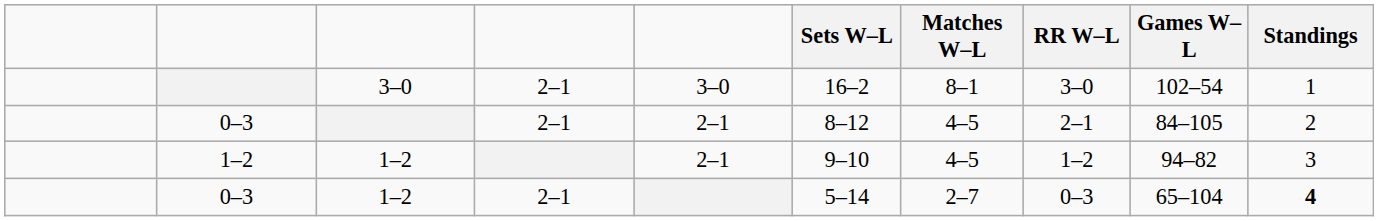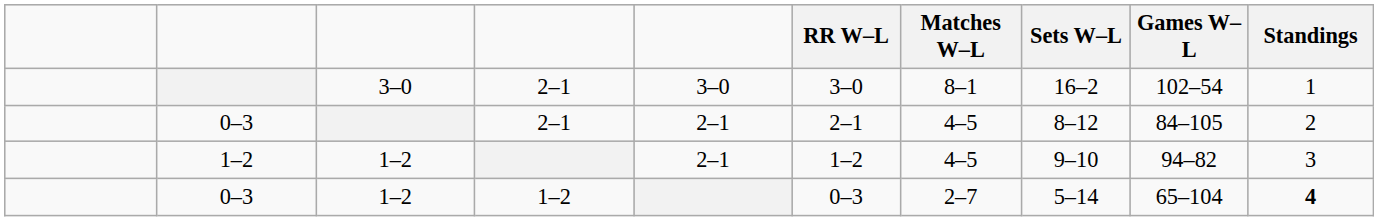columns swapped: (1077, 36) <-> (847, 36)
(554, 196) 2–1 -> (554, 196) 1–2
